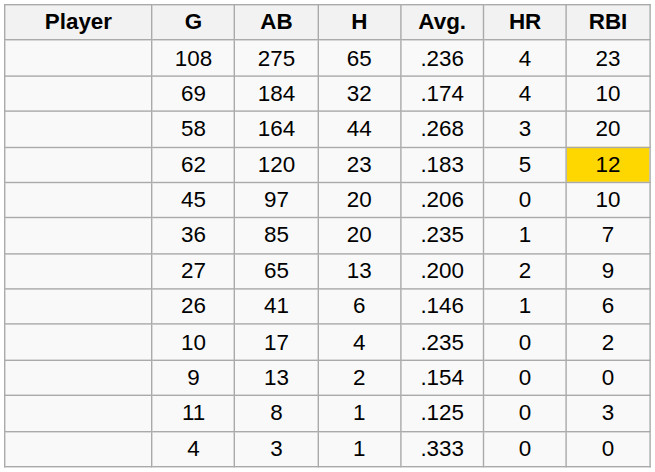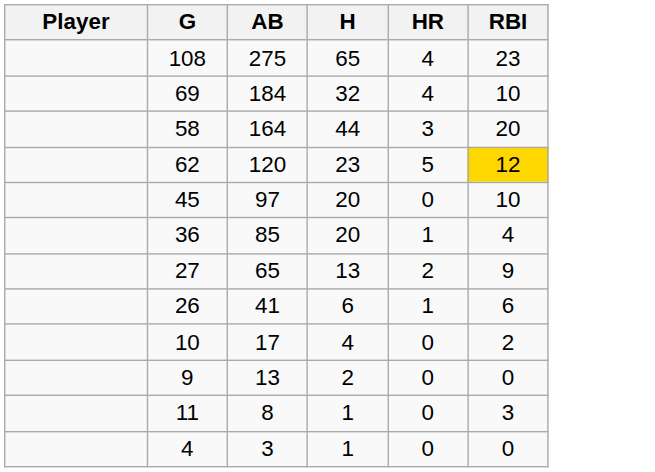- column: (442, 22)
(608, 235) 7 -> (508, 235) 4
